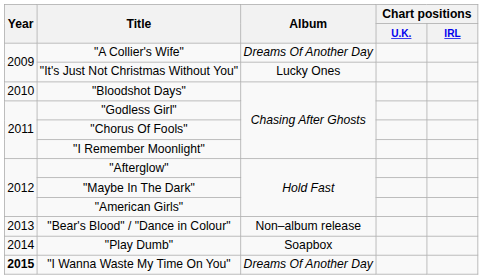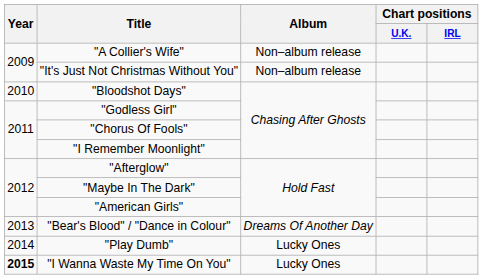(308, 52) Dreams Of Another Day -> (308, 52) Non–album release
(308, 71) Lucky Ones -> (308, 71) Non–album release
(308, 226) Non–album release -> (308, 226) Dreams Of Another Day
(308, 245) Soapbox -> (308, 245) Lucky Ones
(308, 264) Dreams Of Another Day -> (308, 264) Lucky Ones
